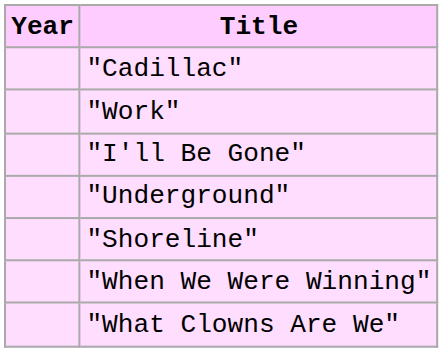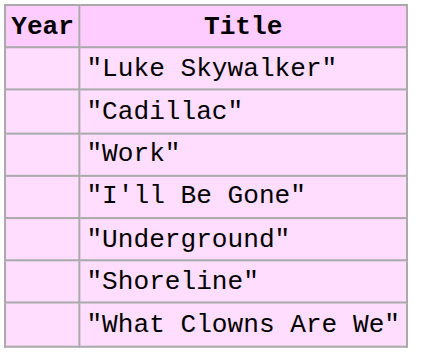+ row: (212, 69)
- row: (259, 282)
